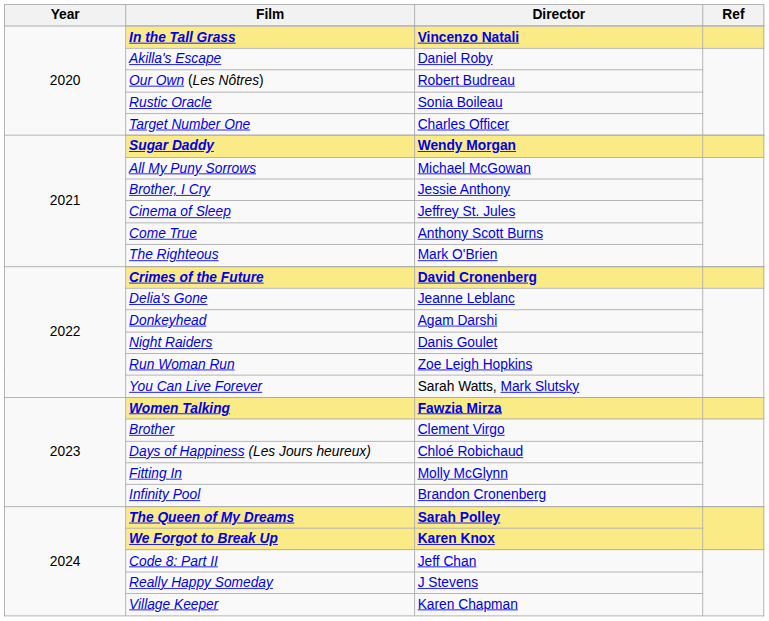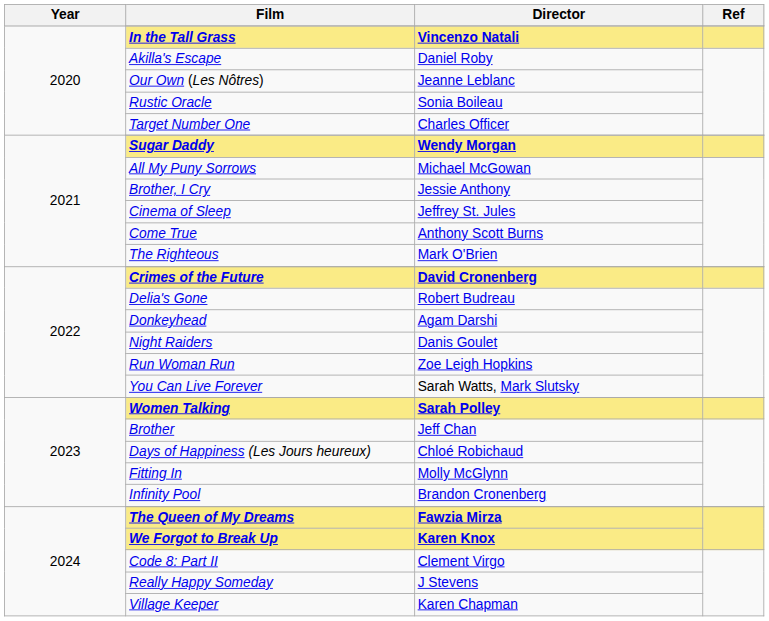(466, 80) Robert Budreau -> (466, 80) Jeanne Leblanc
(466, 299) Jeanne Leblanc -> (466, 299) Robert Budreau
(460, 408) Fawzia Mirza -> (459, 408) Sarah Polley
(461, 430) Clement Virgo -> (447, 430) Jeff Chan
(459, 517) Sarah Polley -> (460, 517) Fawzia Mirza
(447, 560) Jeff Chan -> (461, 560) Clement Virgo
